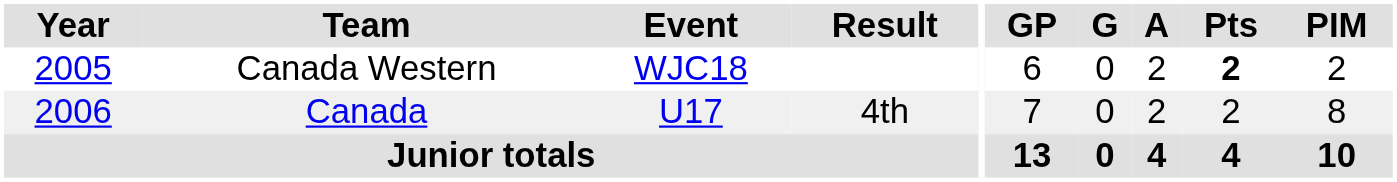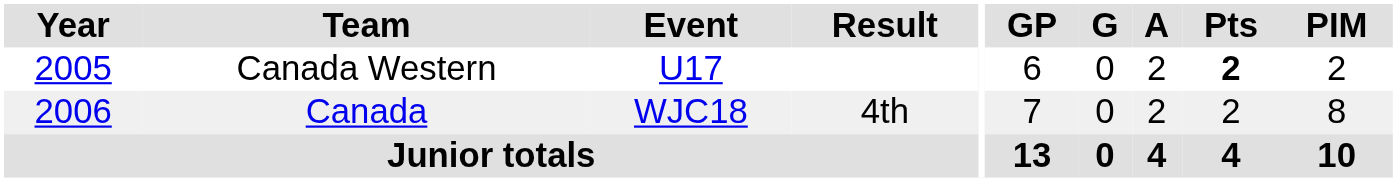(691, 68) WJC18 -> (691, 68) U17
(691, 111) U17 -> (691, 111) WJC18
